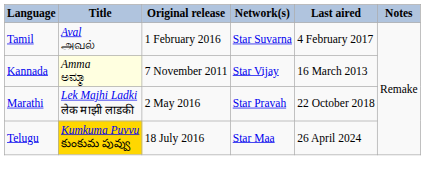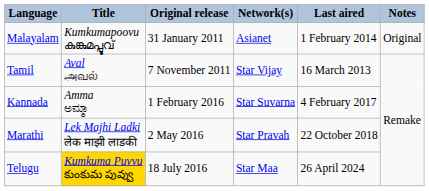+ row: (33, 38)
(183, 39) 1 February 2016 -> (189, 70) 7 November 2011
(262, 39) Star Suvarna -> (259, 70) Star Vijay
(335, 39) 4 February 2017 -> (336, 70) 16 March 2013
(76, 71) lightyellow background -> (79, 102) no background
(186, 71) 7 November 2011 -> (186, 102) 1 February 2016
(256, 71) Star Vijay -> (265, 102) Star Suvarna
(332, 71) 16 March 2013 -> (338, 102) 4 February 2017
